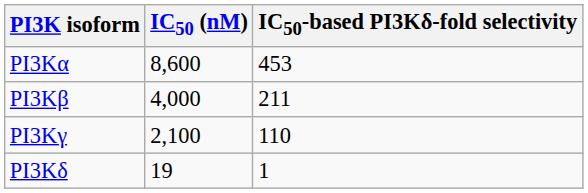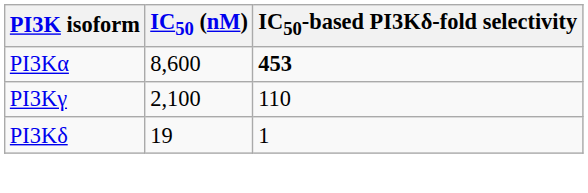(275, 63) normal -> (275, 63) bold
- row: (39, 99)
